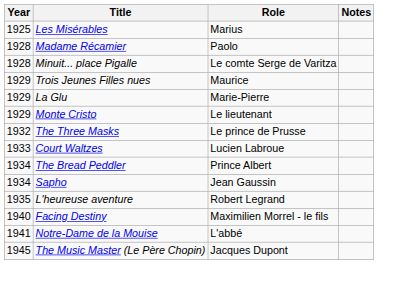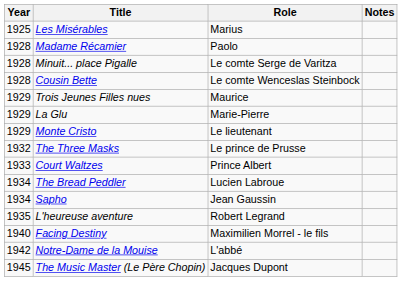+ row: (66, 81)
(247, 149) Lucien Labroue -> (241, 166) Prince Albert
(241, 166) Prince Albert -> (247, 183) Lucien Labroue
(19, 234) 1941 -> (19, 251) 1942
